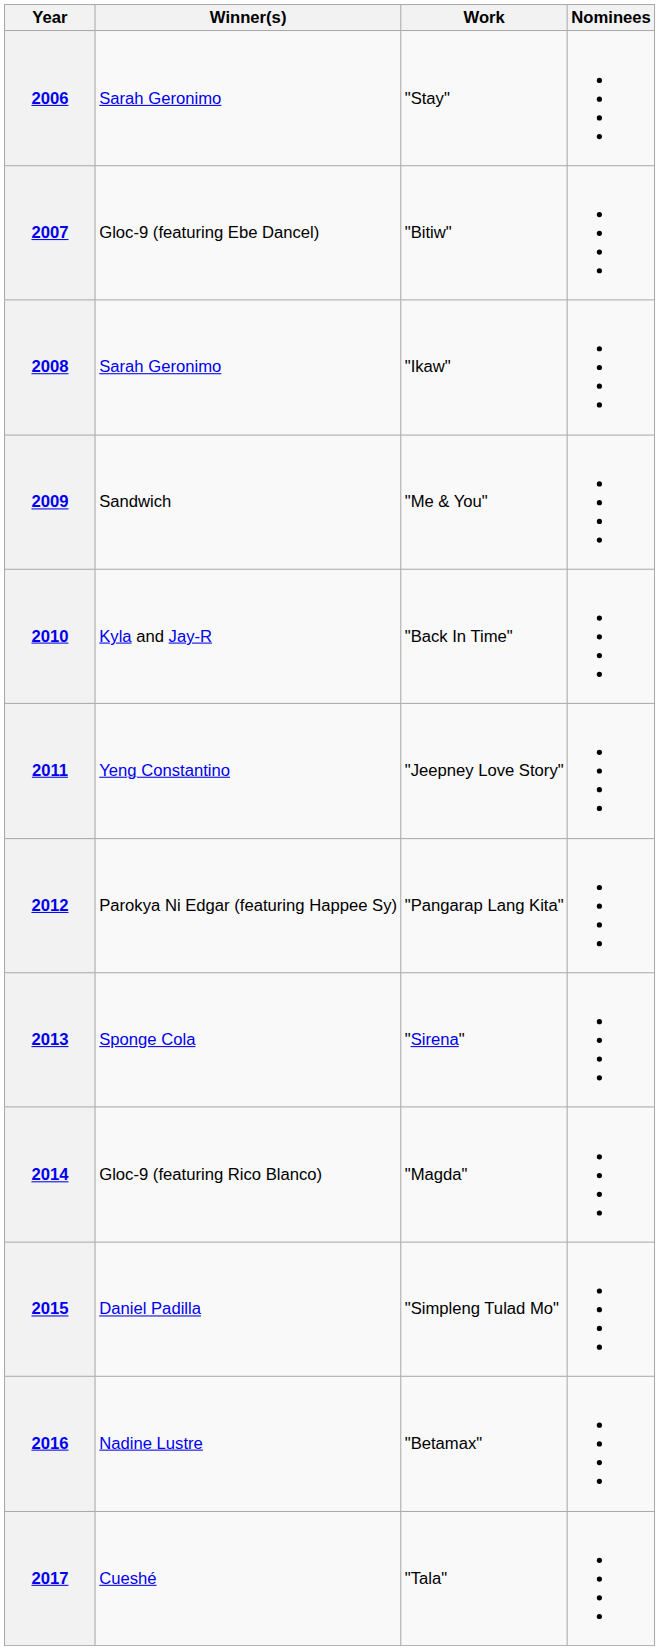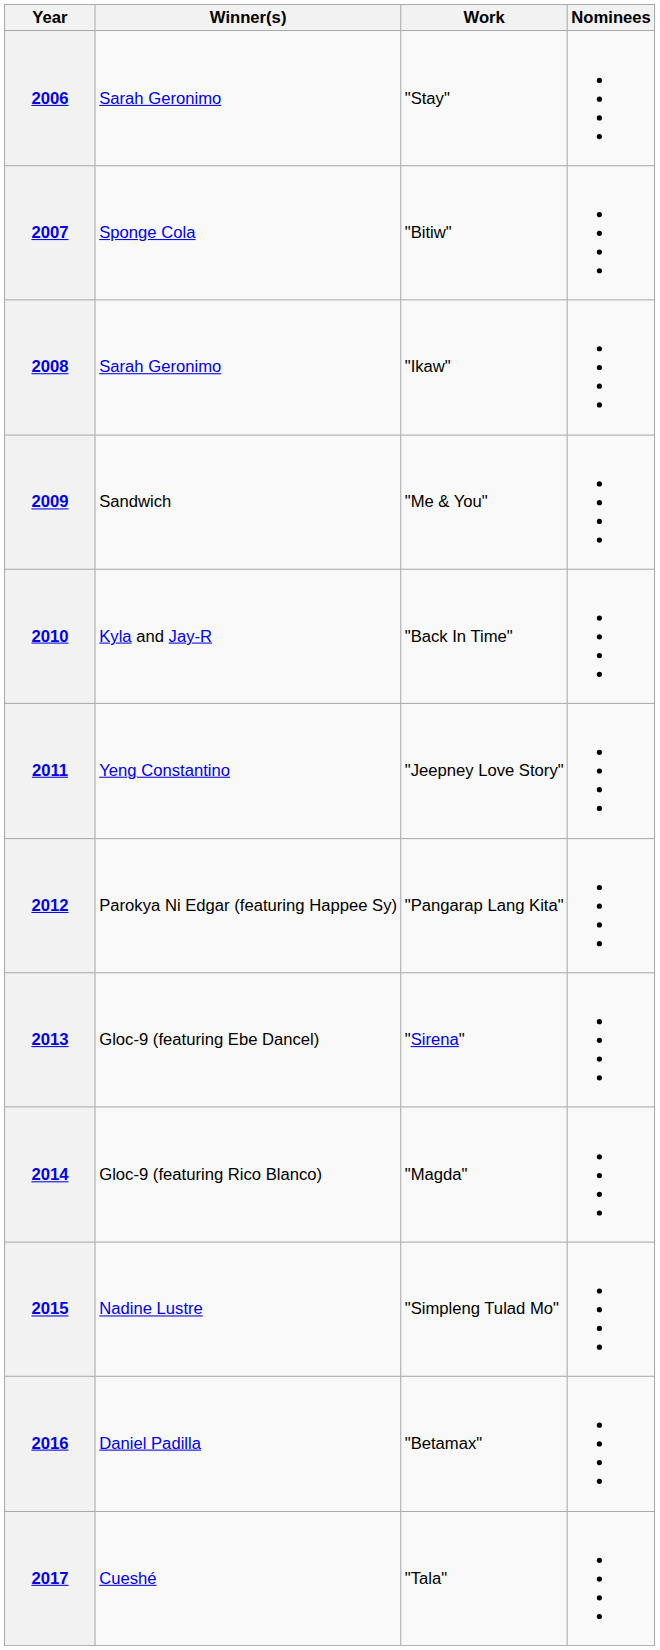(209, 232) Gloc-9 (featuring Ebe Dancel) -> (147, 232) Sponge Cola
(147, 1040) Sponge Cola -> (209, 1040) Gloc-9 (featuring Ebe Dancel)
(150, 1309) Daniel Padilla -> (151, 1309) Nadine Lustre
(151, 1443) Nadine Lustre -> (150, 1443) Daniel Padilla
